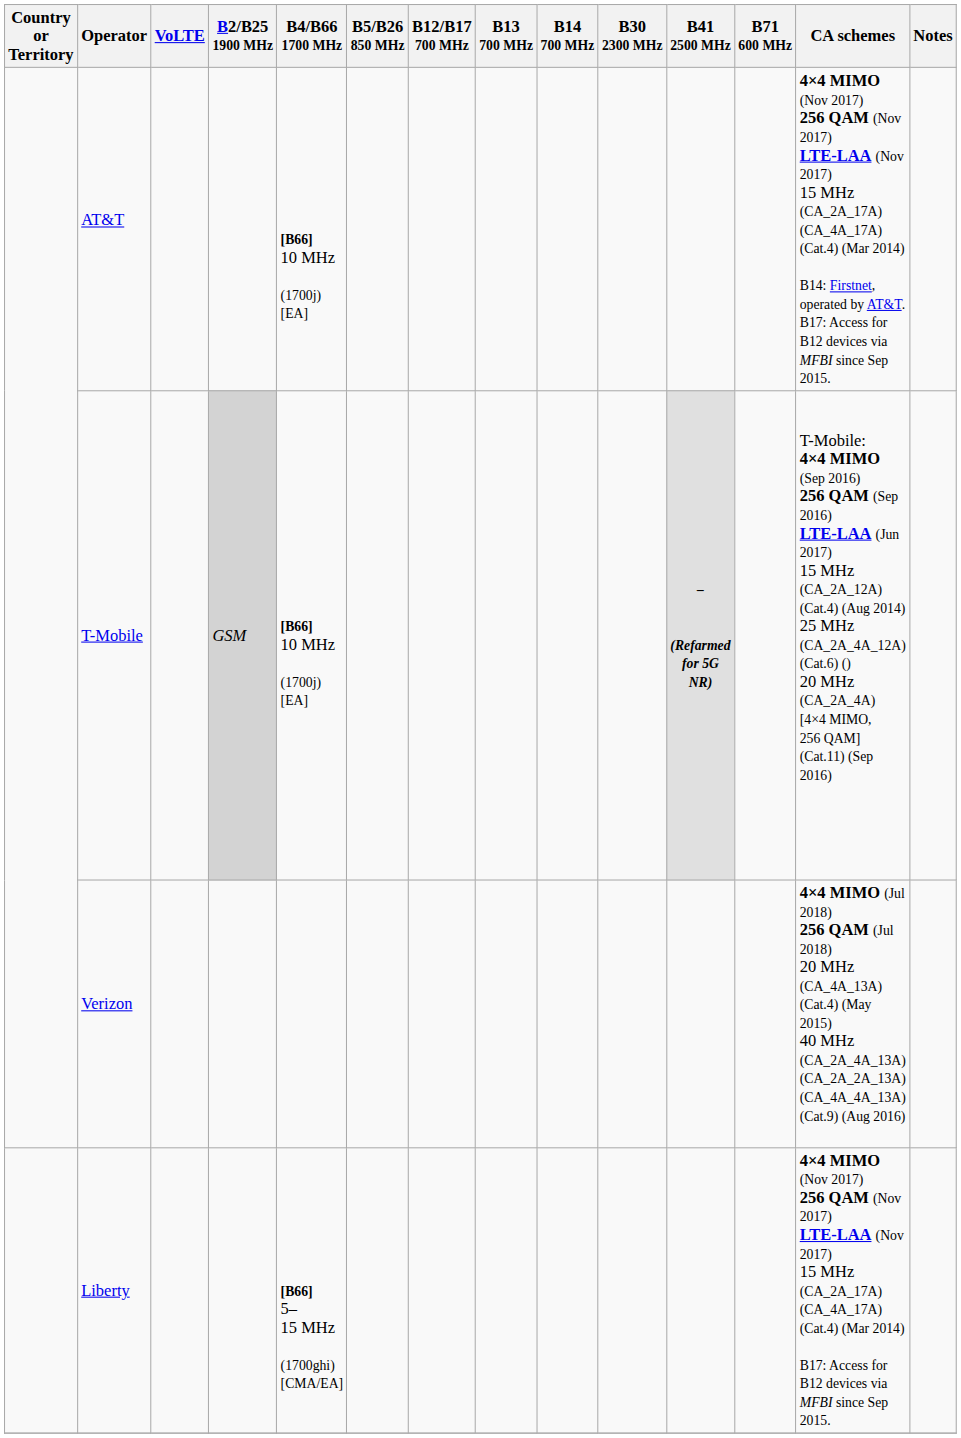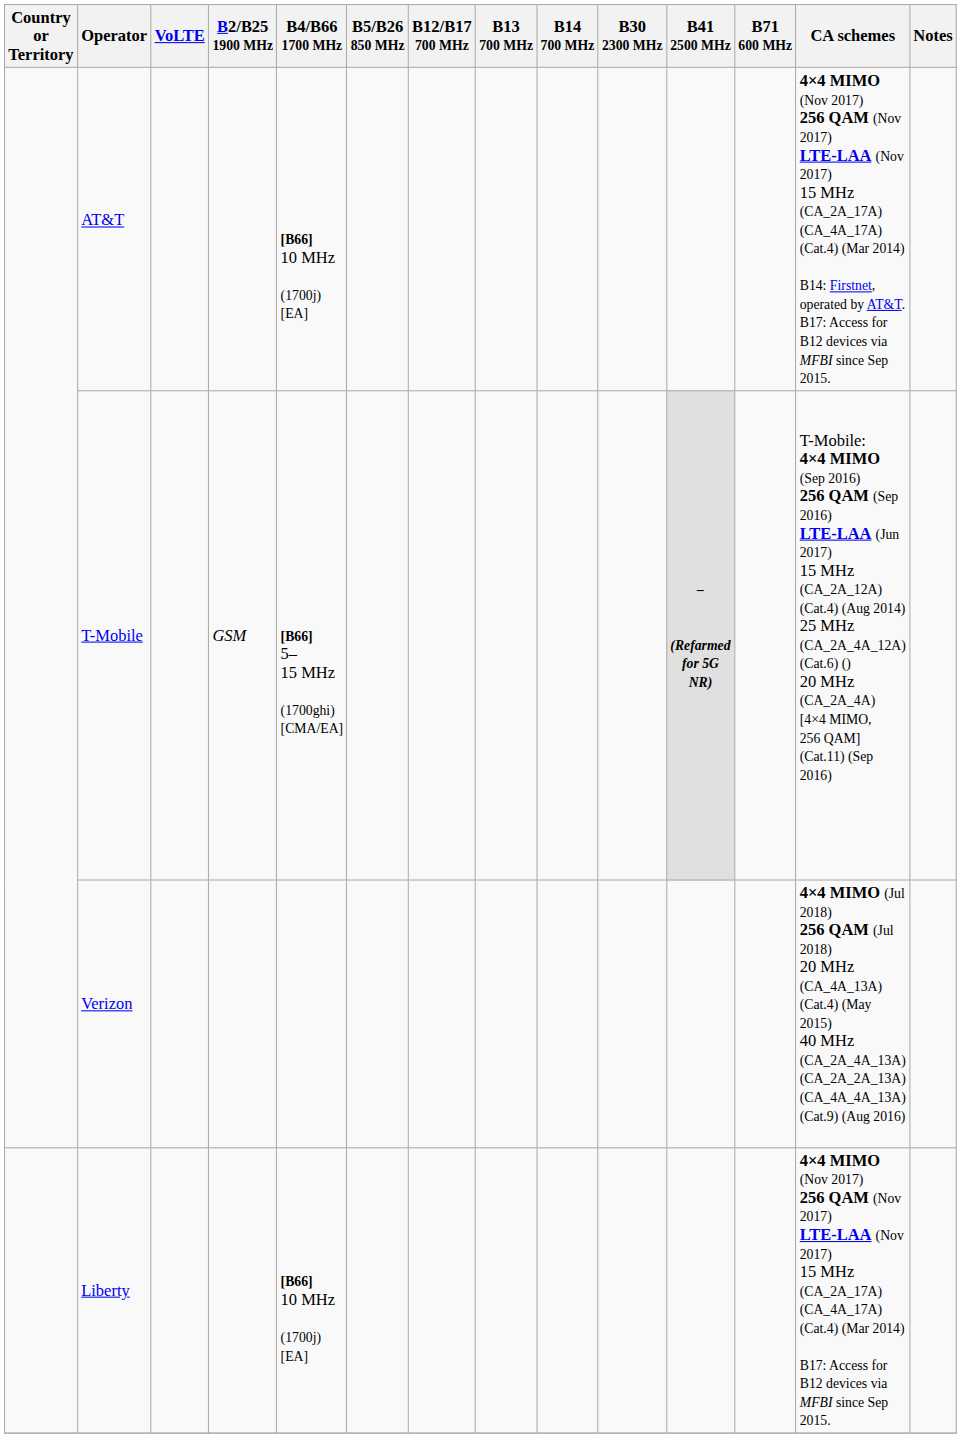(229, 635) lightgrey background -> (229, 635) no background
(308, 664) [B66] 10 MHz (1700j) [EA] -> (312, 682) [B66] 5–15 MHz (1700ghi) [CMA/EA]
(312, 1337) [B66] 5–15 MHz (1700ghi) [CMA/EA] -> (308, 1318) [B66] 10 MHz (1700j) [EA]
